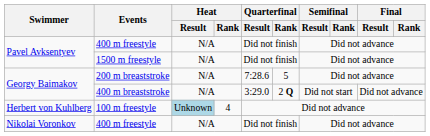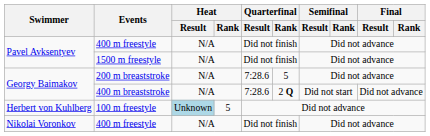(257, 92) 3:29.0 -> (257, 92) 7:28.6
(228, 108) 4 -> (228, 108) 5
